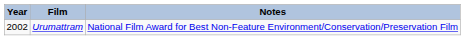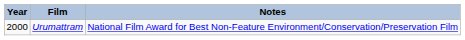(17, 27) 2002 -> (17, 27) 2000
